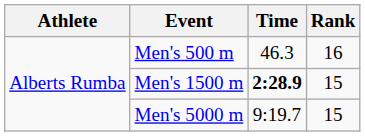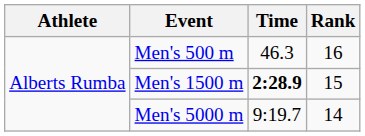(333, 115) 15 -> (333, 115) 14
